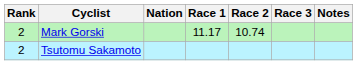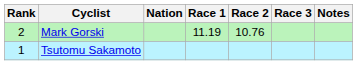(207, 32) 11.17 -> (207, 32) 11.19
(250, 32) 10.74 -> (250, 32) 10.76
(21, 50) 2 -> (21, 50) 1
